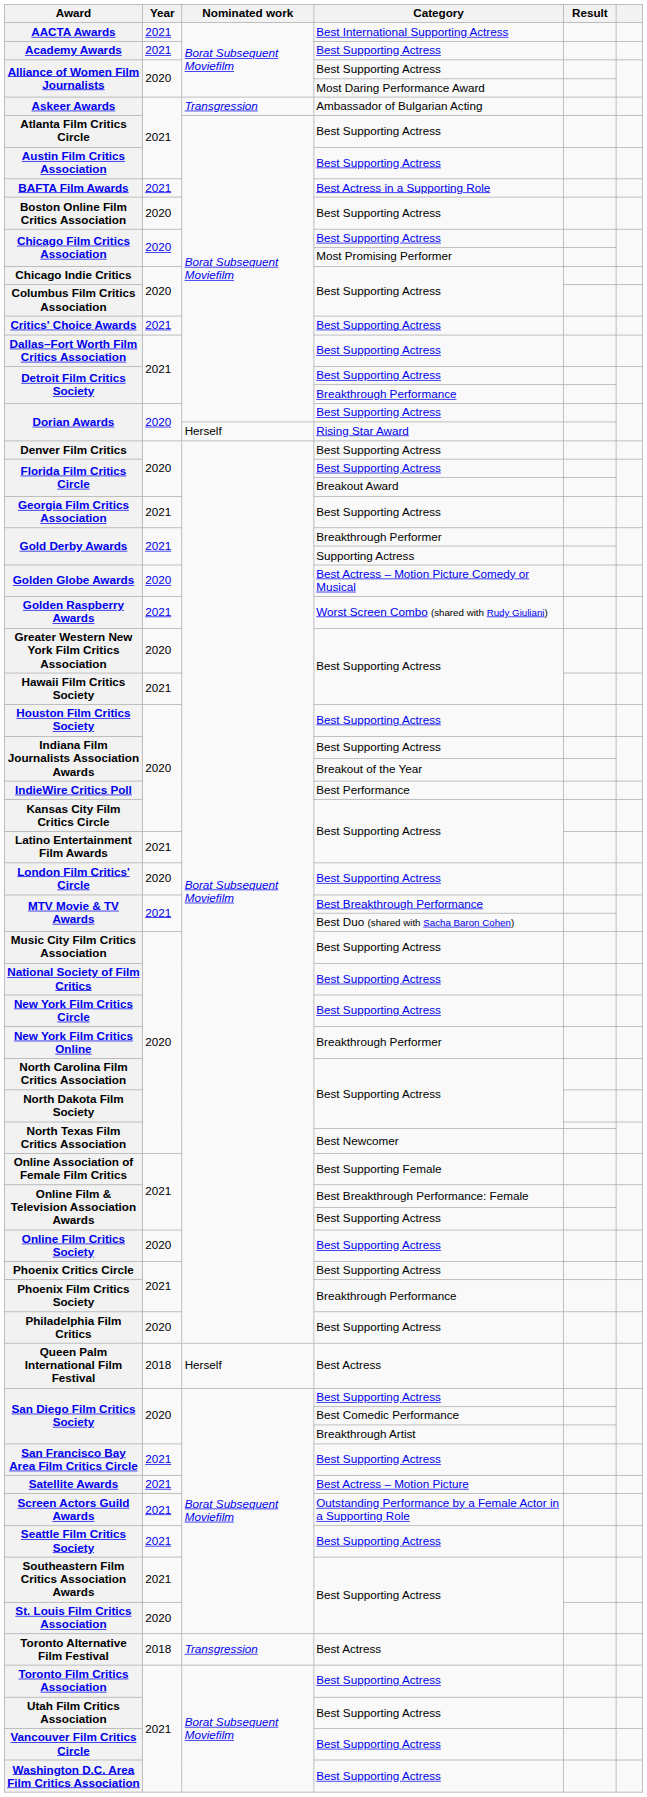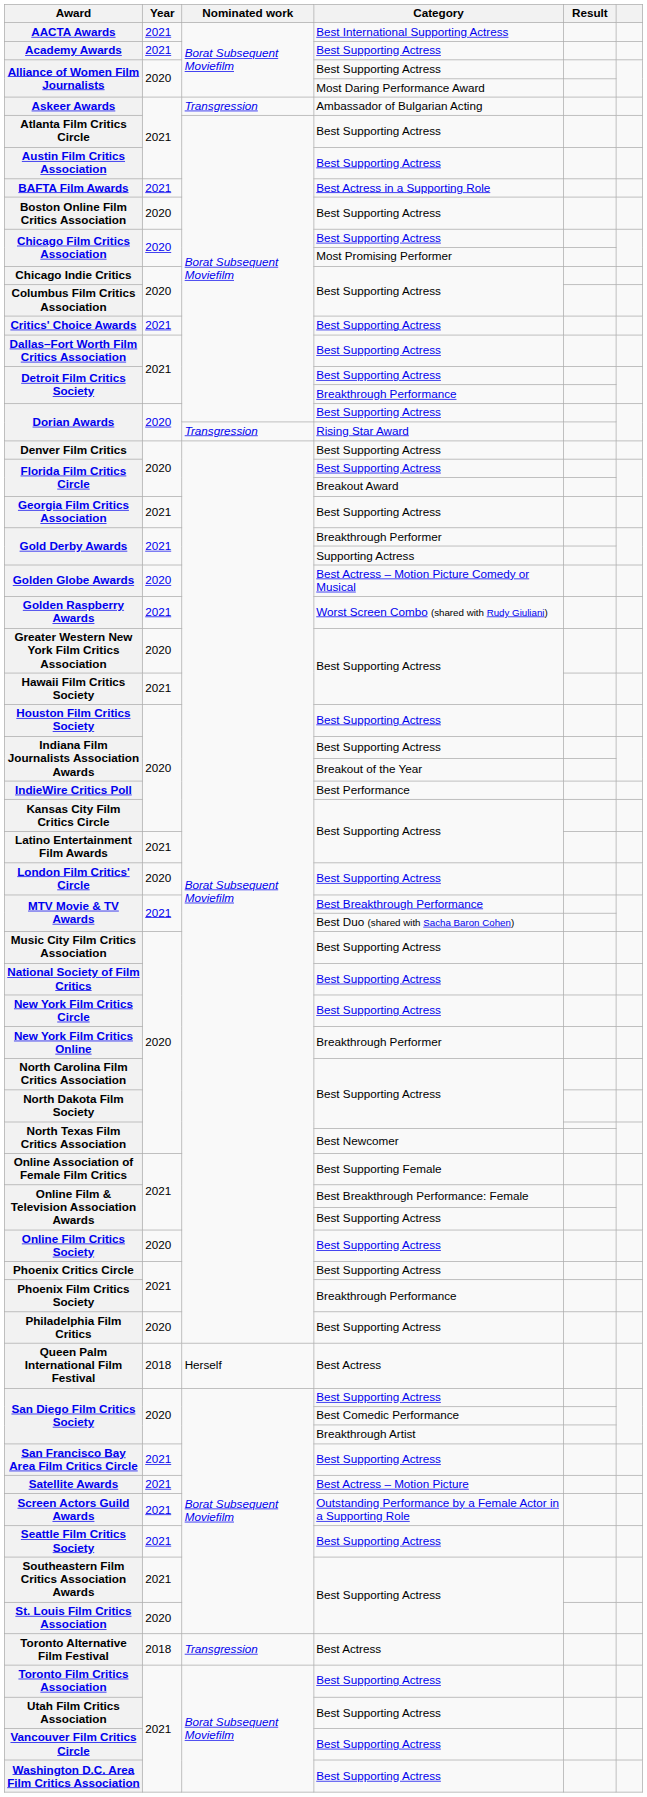(203, 431) Herself -> (221, 431) Transgression
